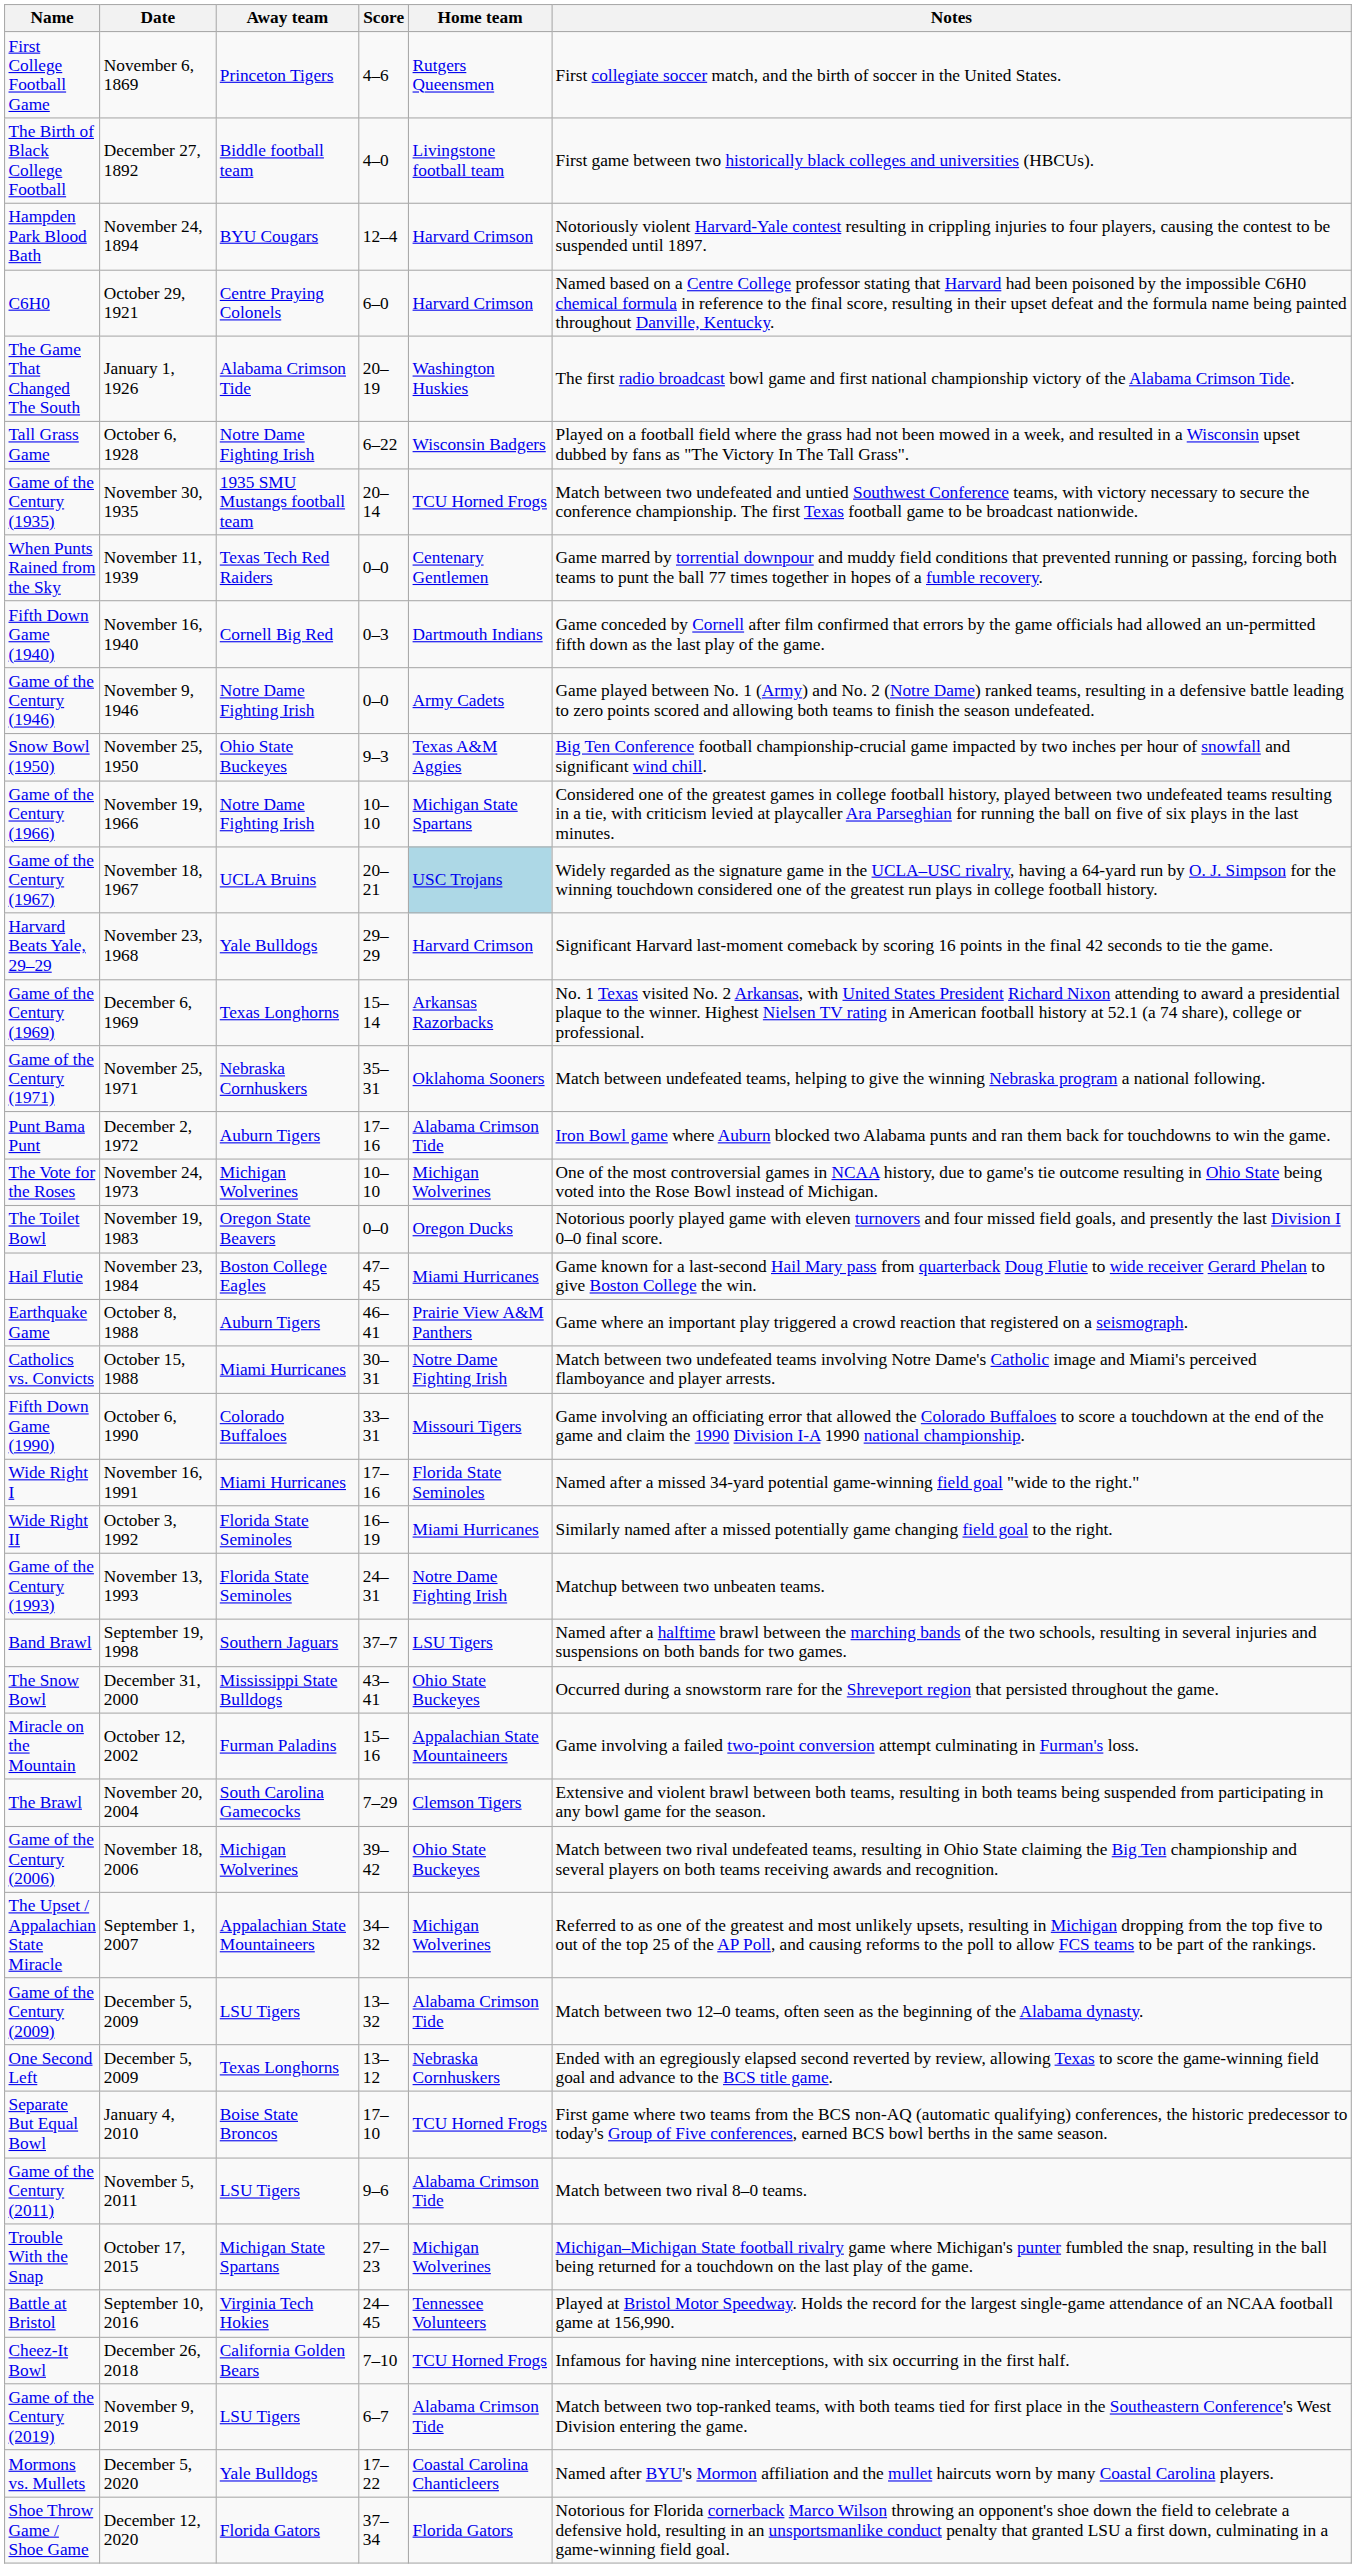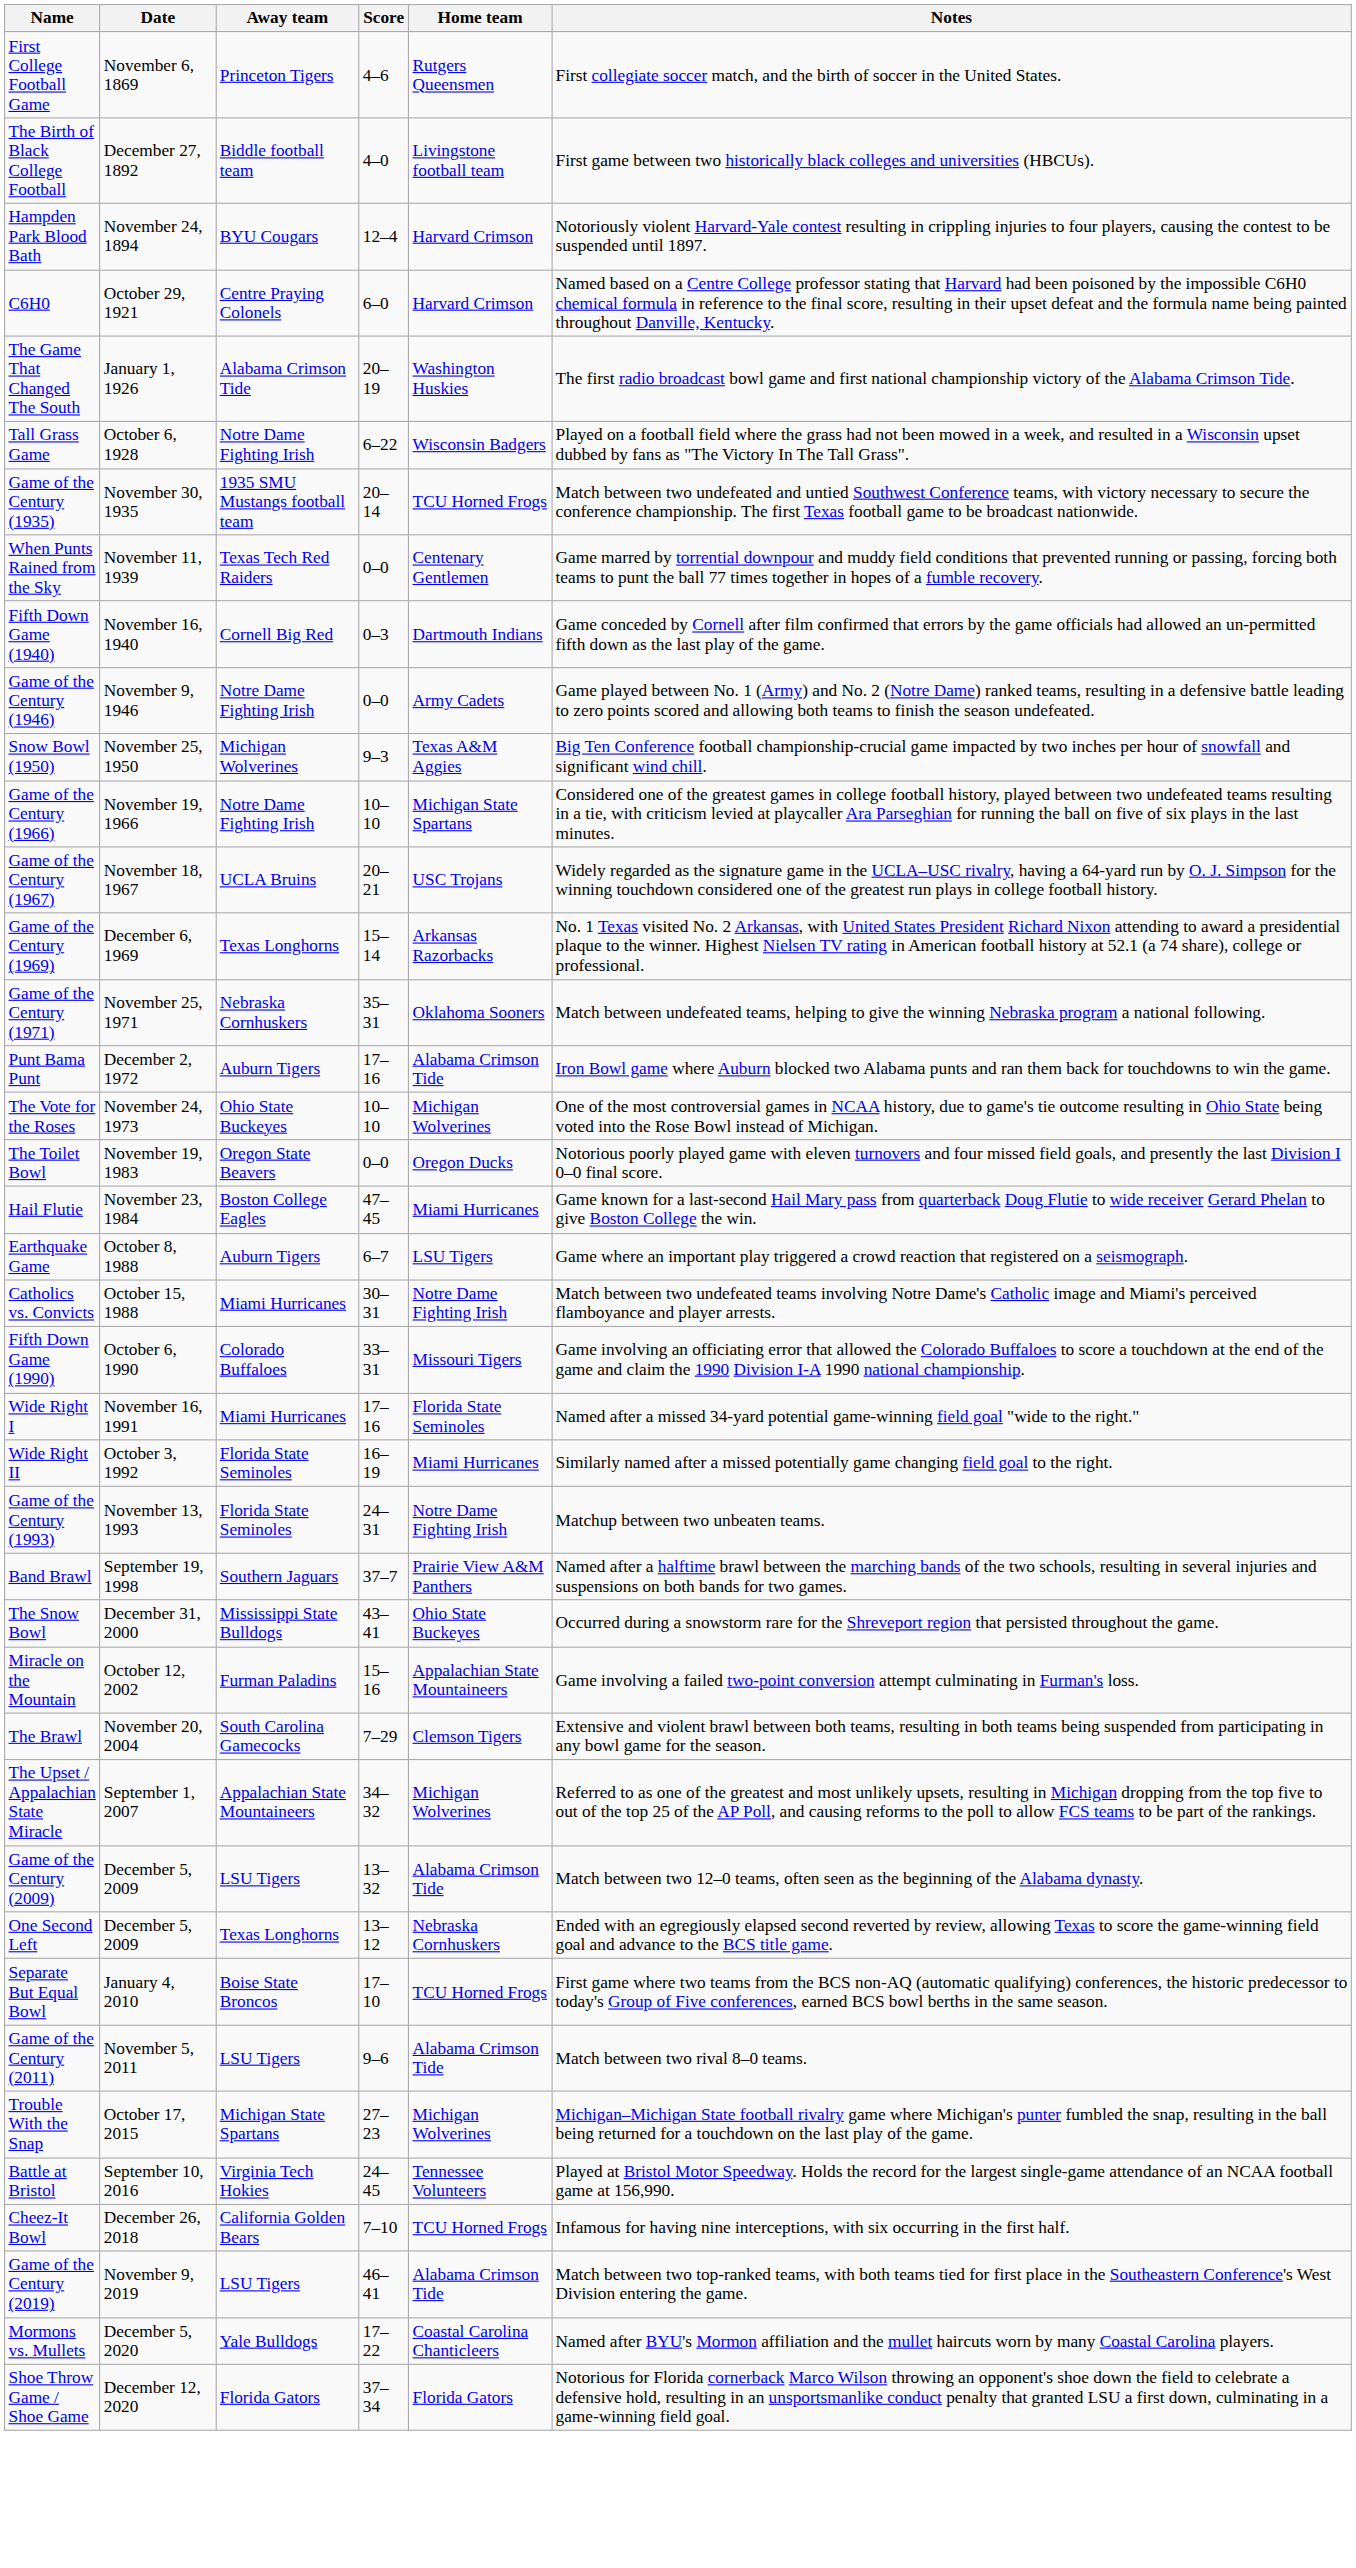(257, 757) Ohio State Buckeyes -> (259, 757) Michigan Wolverines
(457, 879) lightblue background -> (457, 879) no background
- row: (47, 946)
(259, 1182) Michigan Wolverines -> (257, 1115) Ohio State Buckeyes
(376, 1322) 46–41 -> (376, 1256) 6–7
(478, 1322) Prairie View A&M Panthers -> (453, 1256) LSU Tigers
(453, 1642) LSU Tigers -> (478, 1576) Prairie View A&M Panthers
- row: (51, 1859)
(376, 2416) 6–7 -> (376, 2284) 46–41
